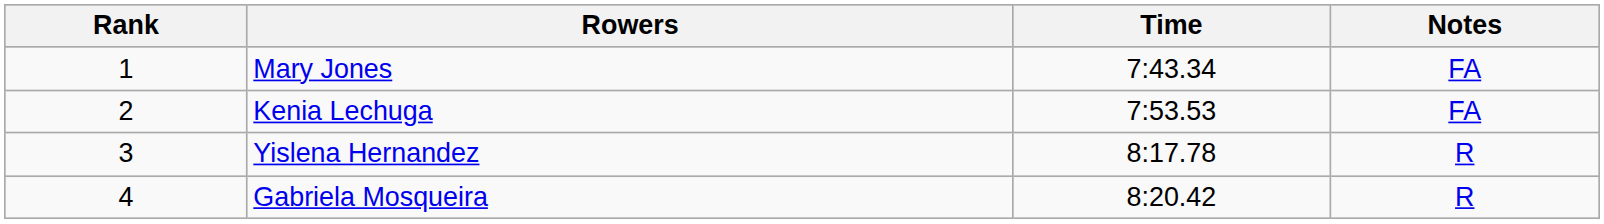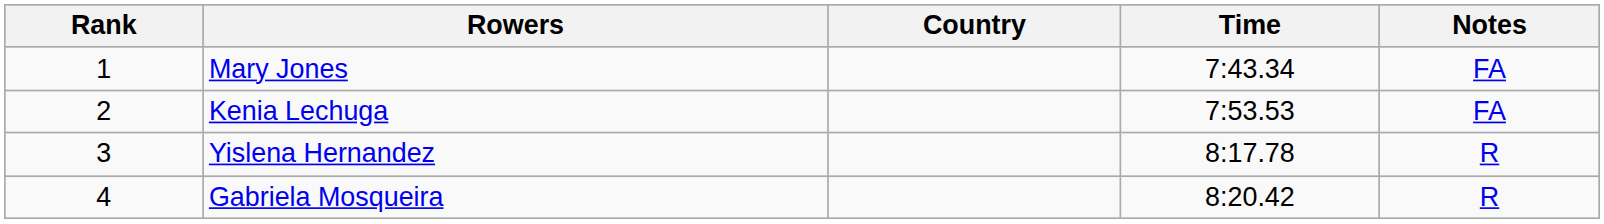+ column: (974, 25)
